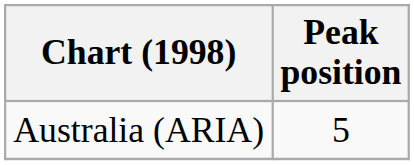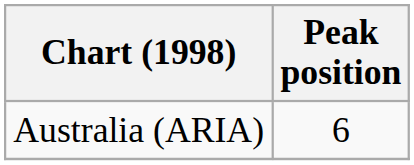(341, 129) 5 -> (341, 129) 6
